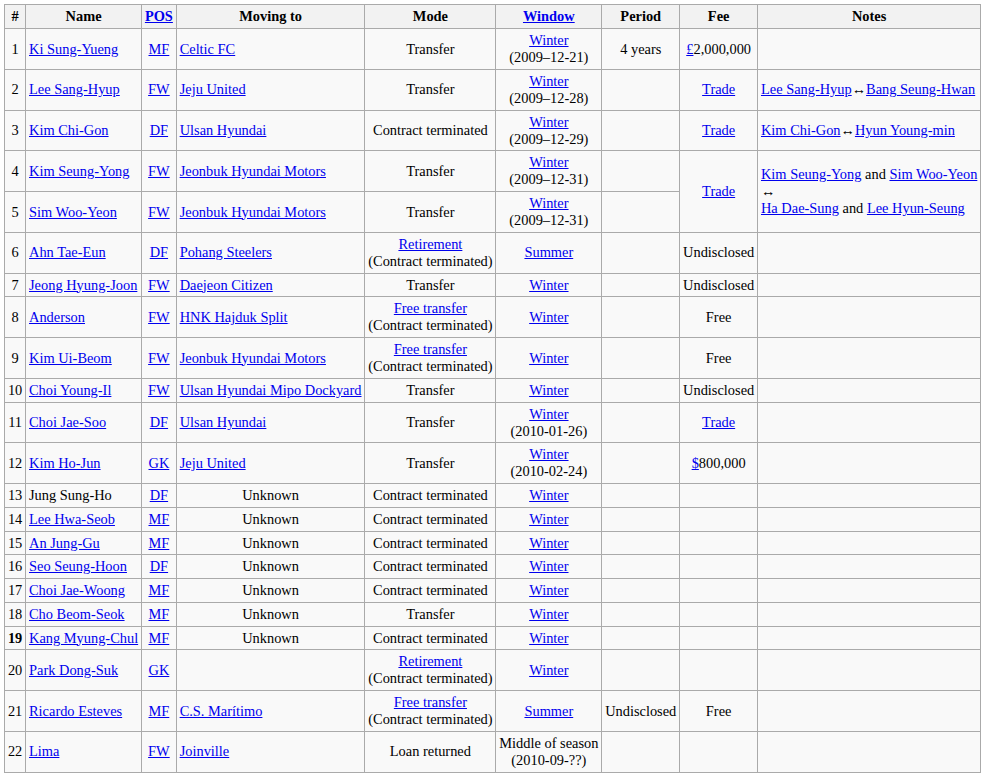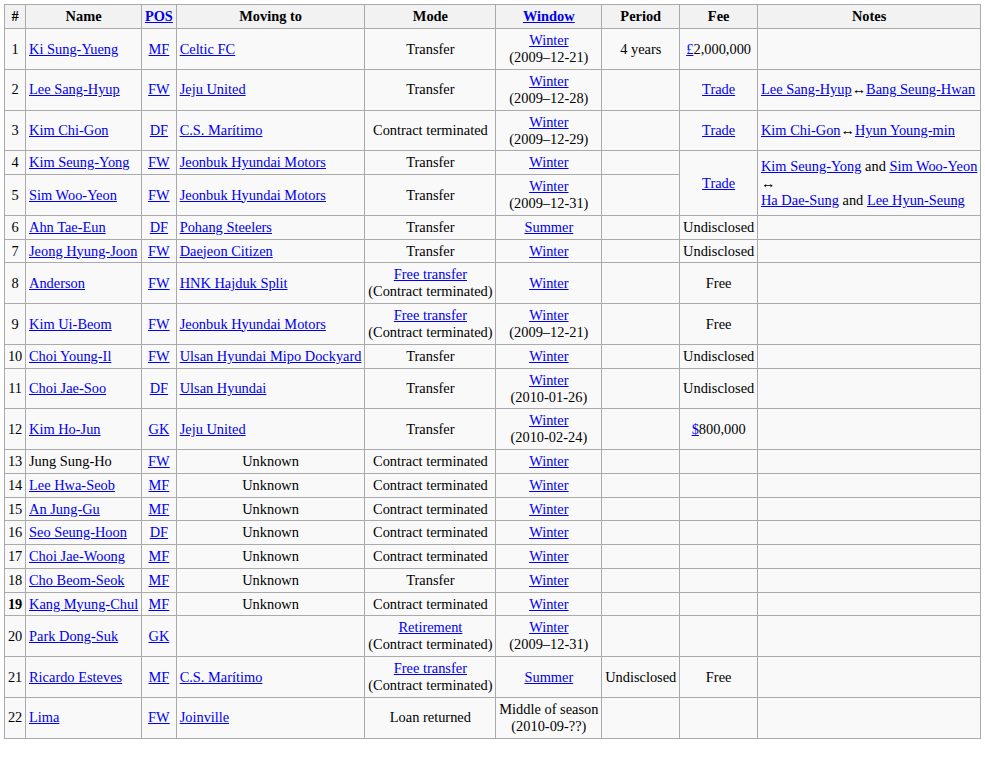(223, 130) Ulsan Hyundai -> (221, 130) C.S. Marítimo
(549, 171) Winter (2009–12-31) -> (549, 162) Winter
(430, 252) Retirement (Contract terminated) -> (430, 227) Transfer
(549, 358) Winter -> (549, 324) Winter (2009–12-21)
(719, 422) Trade -> (719, 388) Undisclosed
(159, 495) DF -> (159, 461) FW
(549, 670) Winter -> (549, 636) Winter (2009–12-31)
